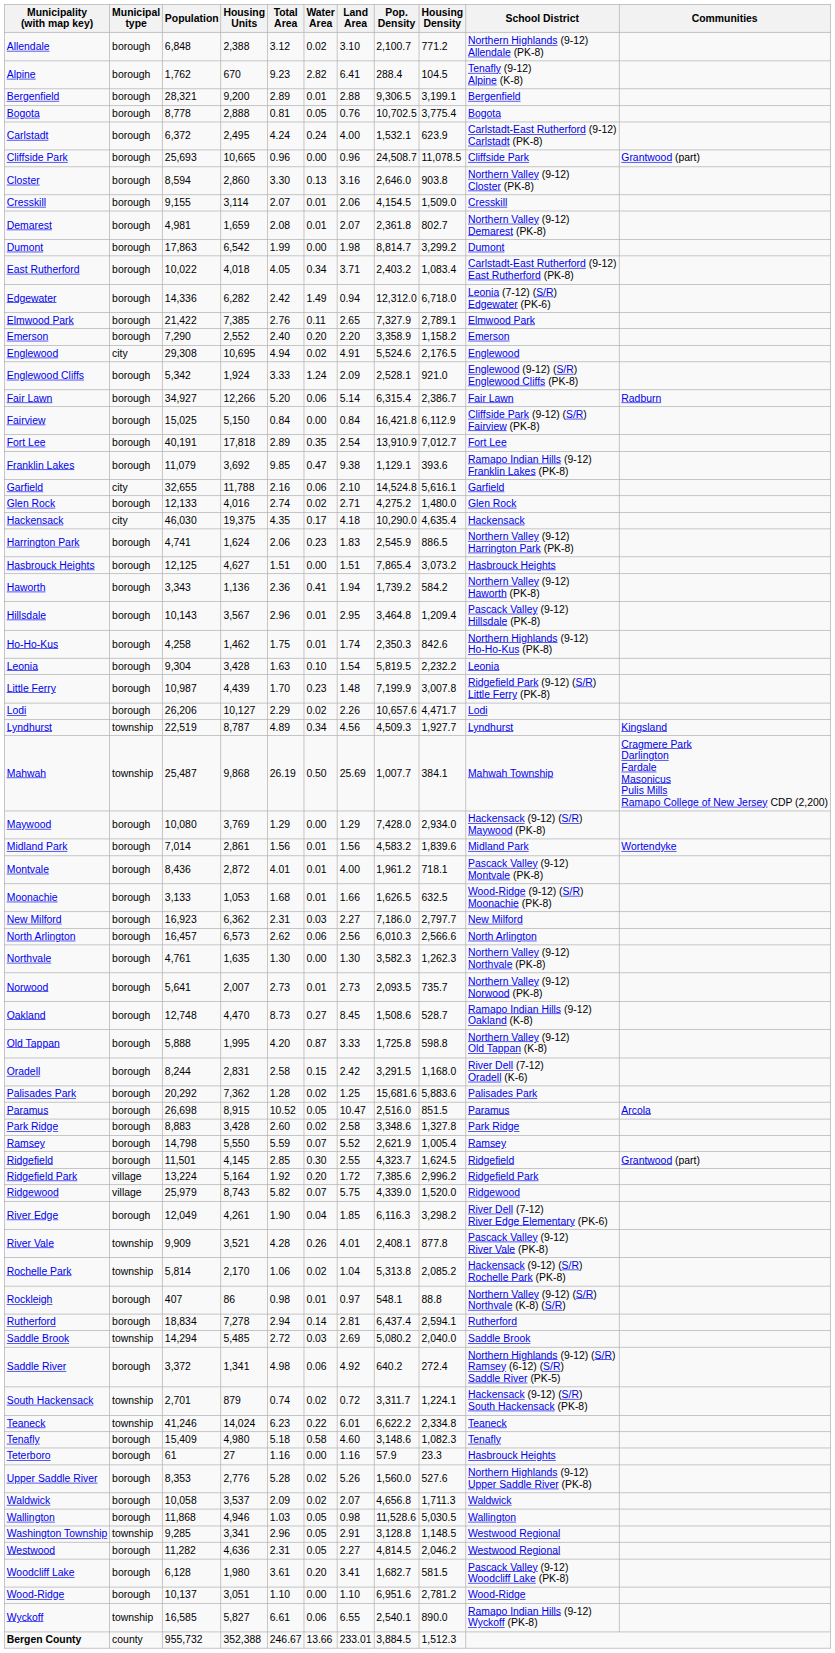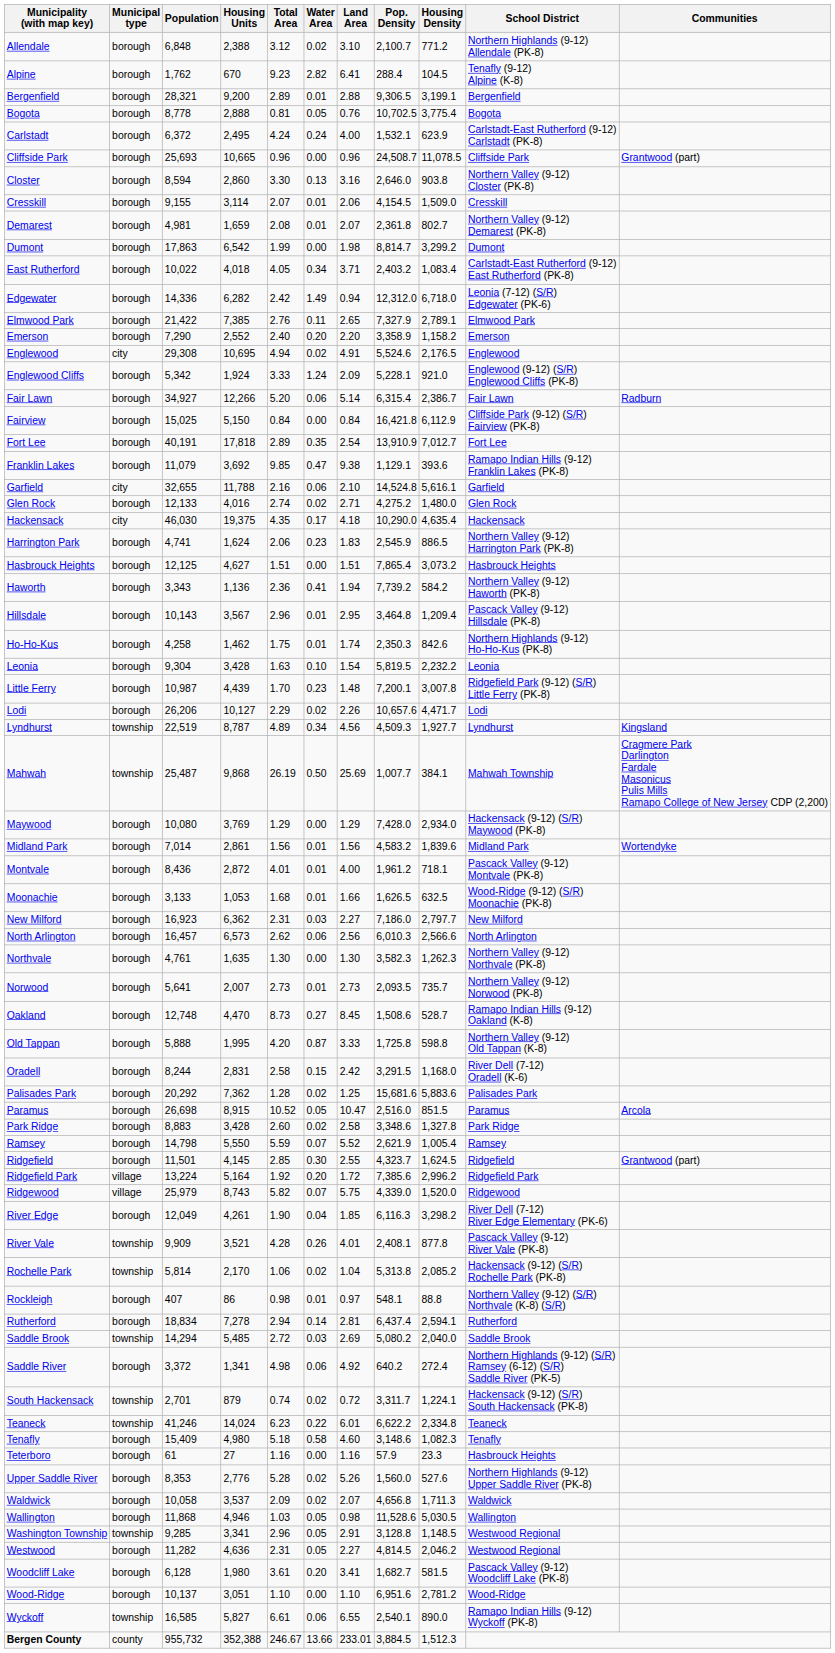(394, 376) 2,528.1 -> (394, 376) 5,228.1
(394, 587) 1,739.2 -> (394, 587) 7,739.2
(394, 688) 7,199.9 -> (394, 688) 7,200.1
